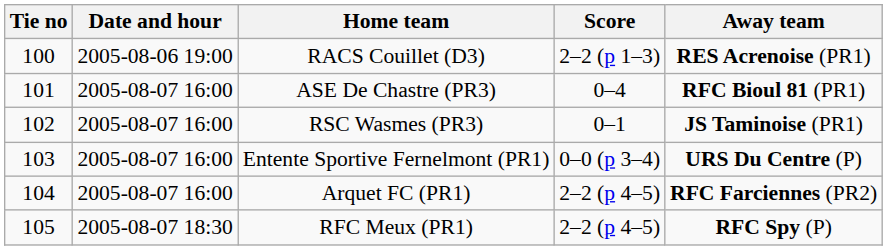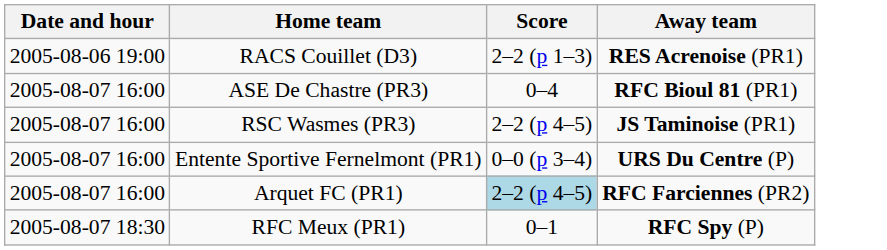- column: (39, 21)
(610, 124) 0–1 -> (542, 124) 2–2 (p 4–5)
(610, 192) no background -> (542, 192) lightblue background
(610, 227) 2–2 (p 4–5) -> (542, 227) 0–1
